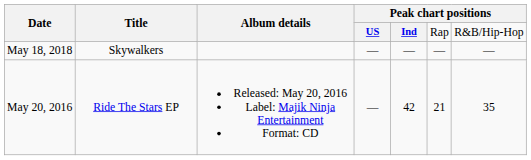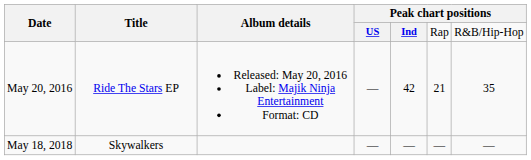rows swapped: (40, 107) <-> (40, 50)
